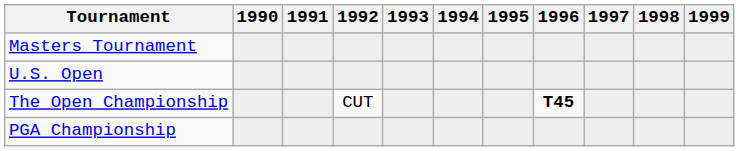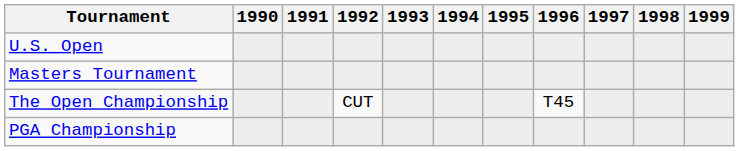rows swapped: (103, 47) <-> (56, 75)
(558, 103) bold -> (558, 103) normal
